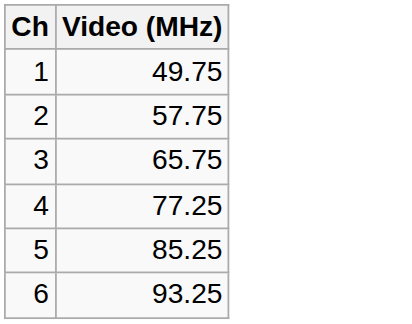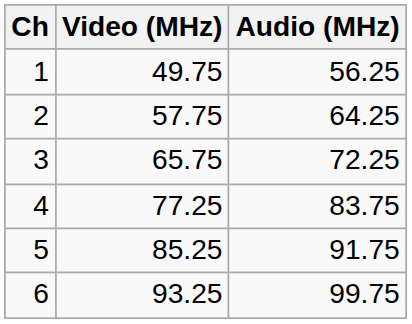+ column: (318, 26)
